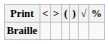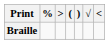columns swapped: (45, 13) <-> (97, 13)
